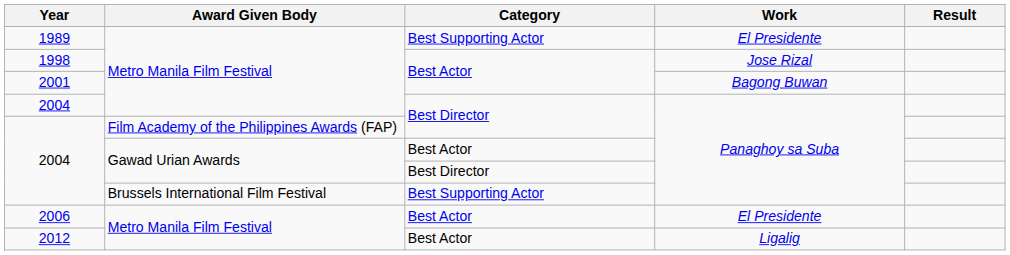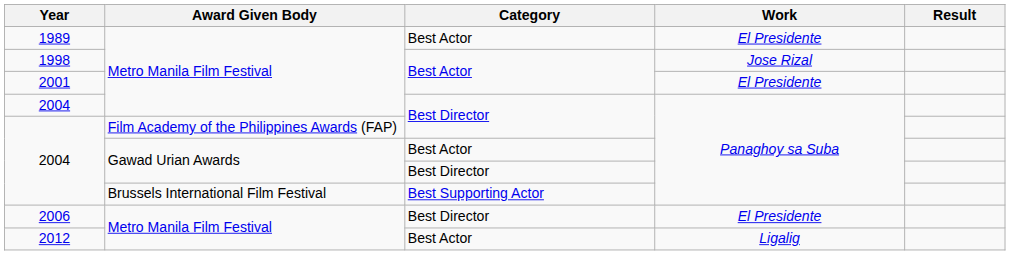(476, 37) Best Supporting Actor -> (440, 37) Best Actor
(780, 82) Bagong Buwan -> (780, 82) El Presidente
(440, 216) Best Actor -> (448, 216) Best Director
